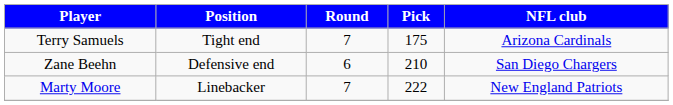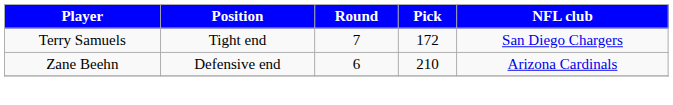(416, 40) 175 -> (427, 40) 172
(556, 40) Arizona Cardinals -> (562, 40) San Diego Chargers
(556, 64) San Diego Chargers -> (562, 64) Arizona Cardinals
- row: (80, 87)
